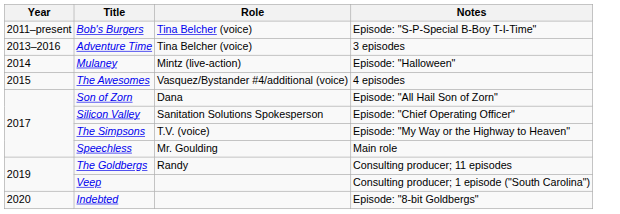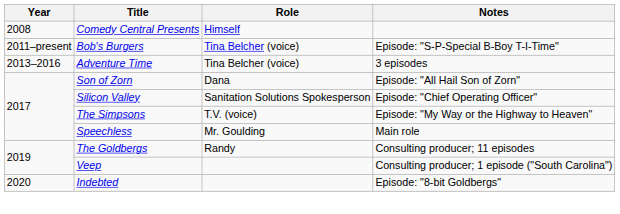+ row: (138, 30)
- row: (97, 64)
- row: (113, 81)
